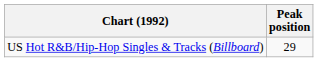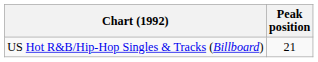(290, 47) 29 -> (290, 47) 21
